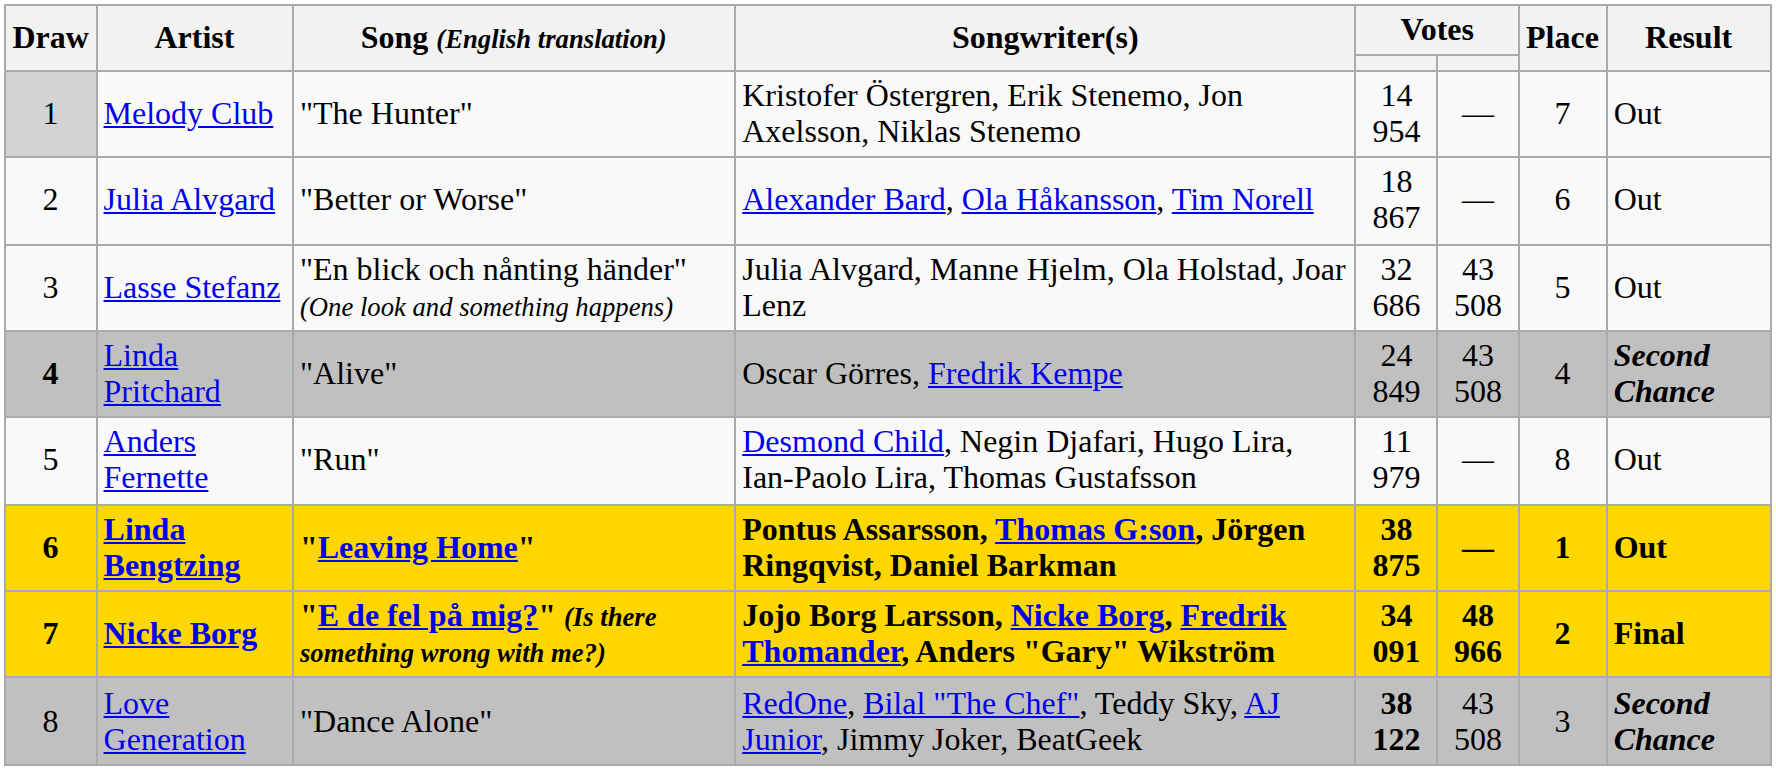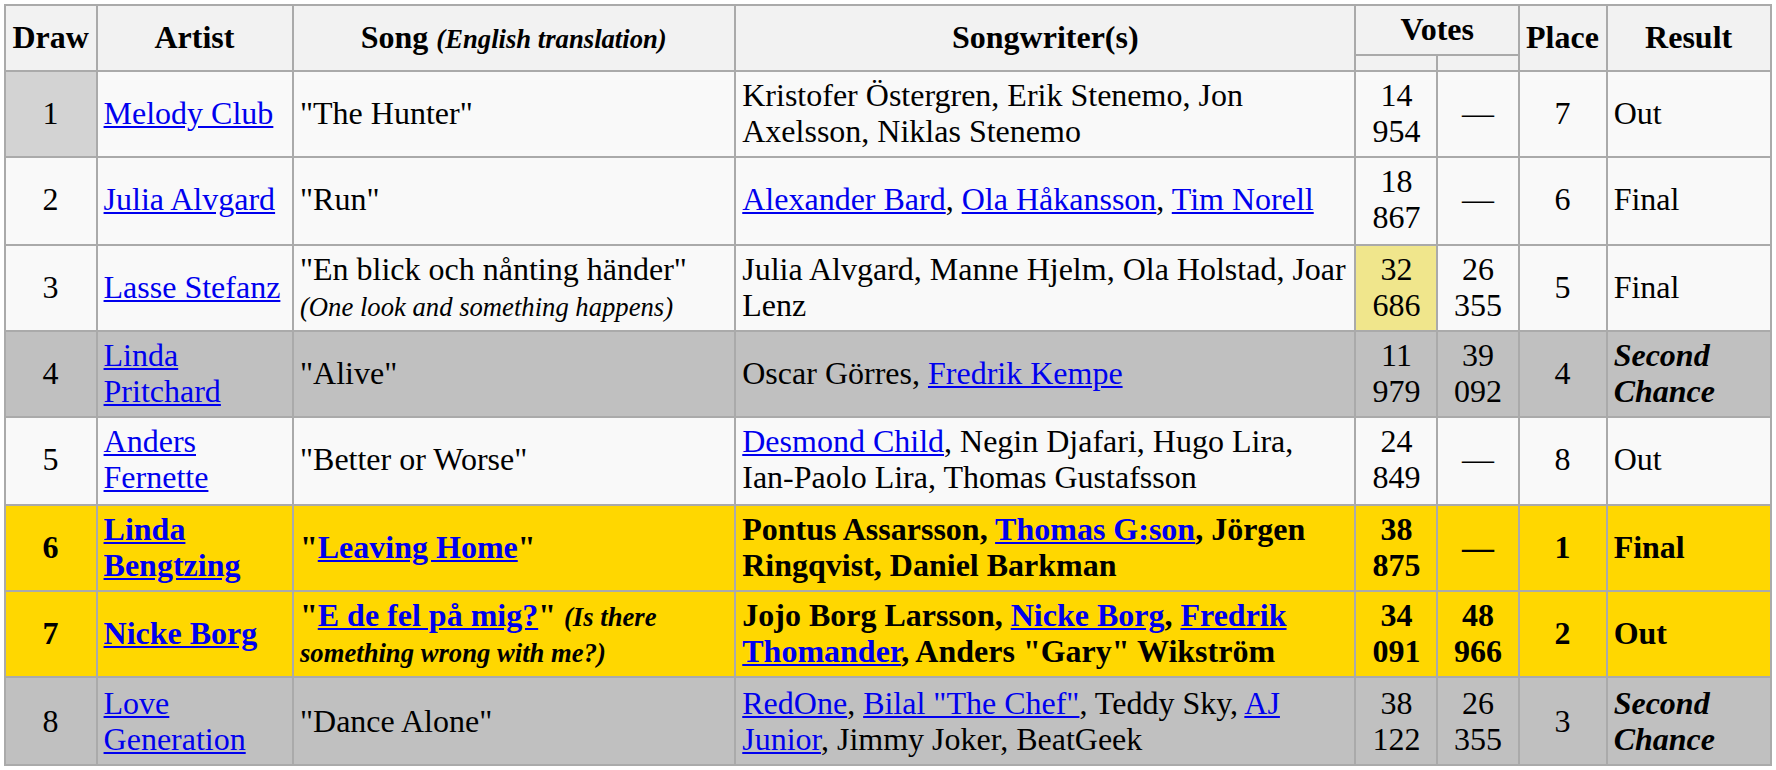(414, 200) "Better or Worse" -> (340, 200) "Run"
(1638, 200) Out -> (1647, 200) Final
(1396, 286) no background -> (1396, 286) khaki background
(1478, 286) 43 508 -> (1478, 286) 26 355
(1638, 286) Out -> (1647, 286) Final
(51, 373) bold -> (51, 373) normal
(1396, 373) 24 849 -> (1396, 373) 11 979
(1478, 373) 43 508 -> (1478, 373) 39 092
(340, 460) "Run" -> (414, 460) "Better or Worse"
(1396, 460) 11 979 -> (1396, 460) 24 849
(1640, 547) Out -> (1649, 547) Final
(1649, 633) Final -> (1640, 633) Out
(1396, 720) bold -> (1396, 720) normal
(1478, 720) 43 508 -> (1478, 720) 26 355
